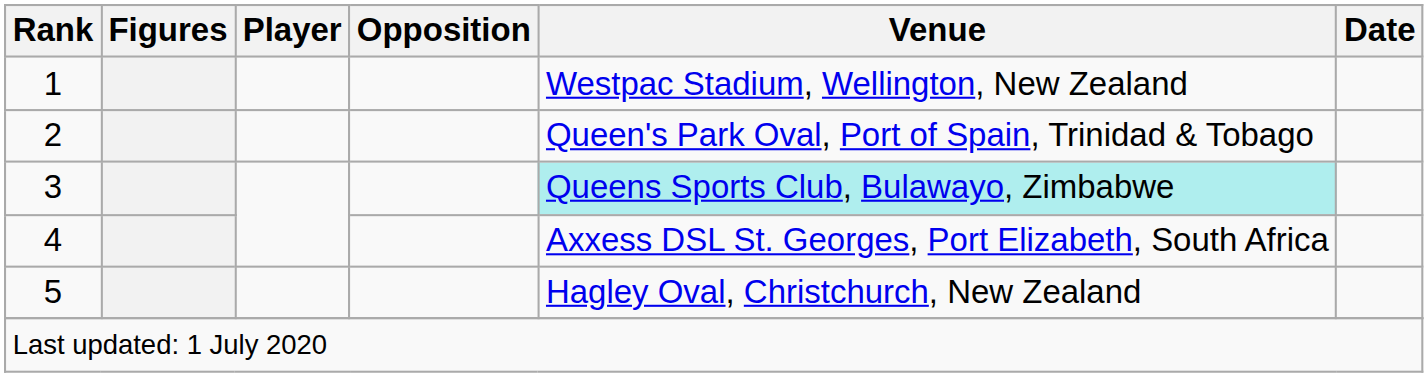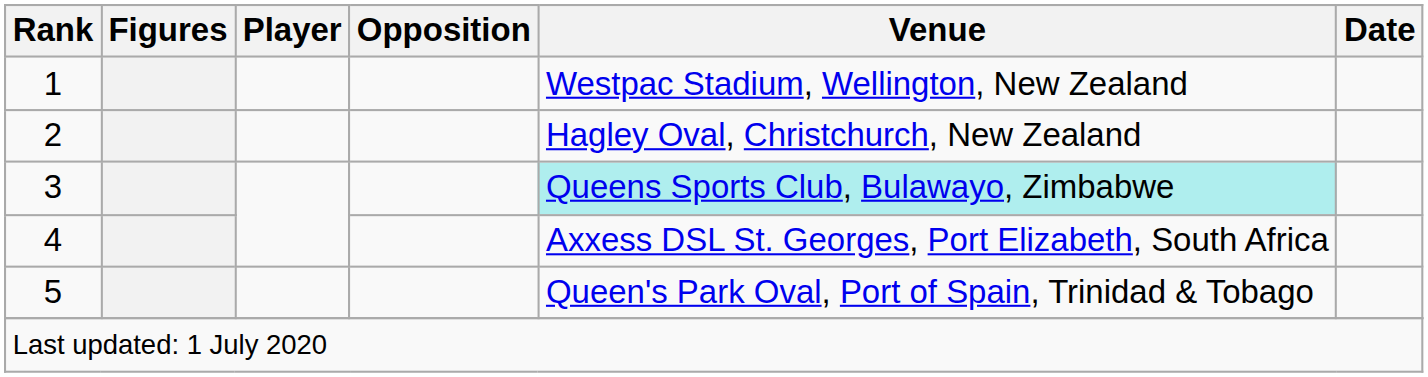(930, 135) Queen's Park Oval, Port of Spain, Trinidad & Tobago -> (844, 135) Hagley Oval, Christchurch, New Zealand
(844, 291) Hagley Oval, Christchurch, New Zealand -> (930, 291) Queen's Park Oval, Port of Spain, Trinidad & Tobago
